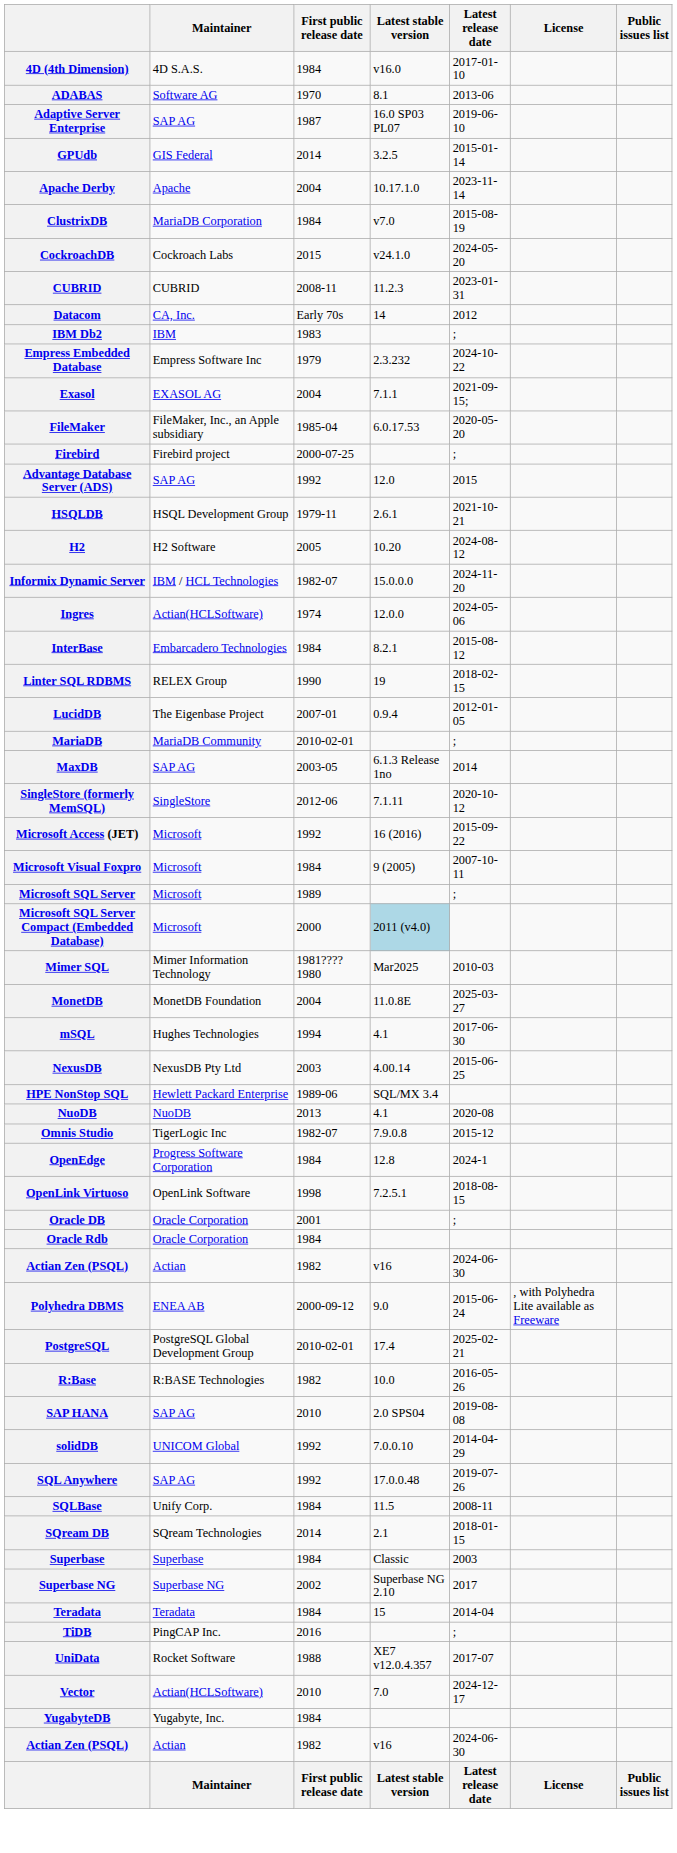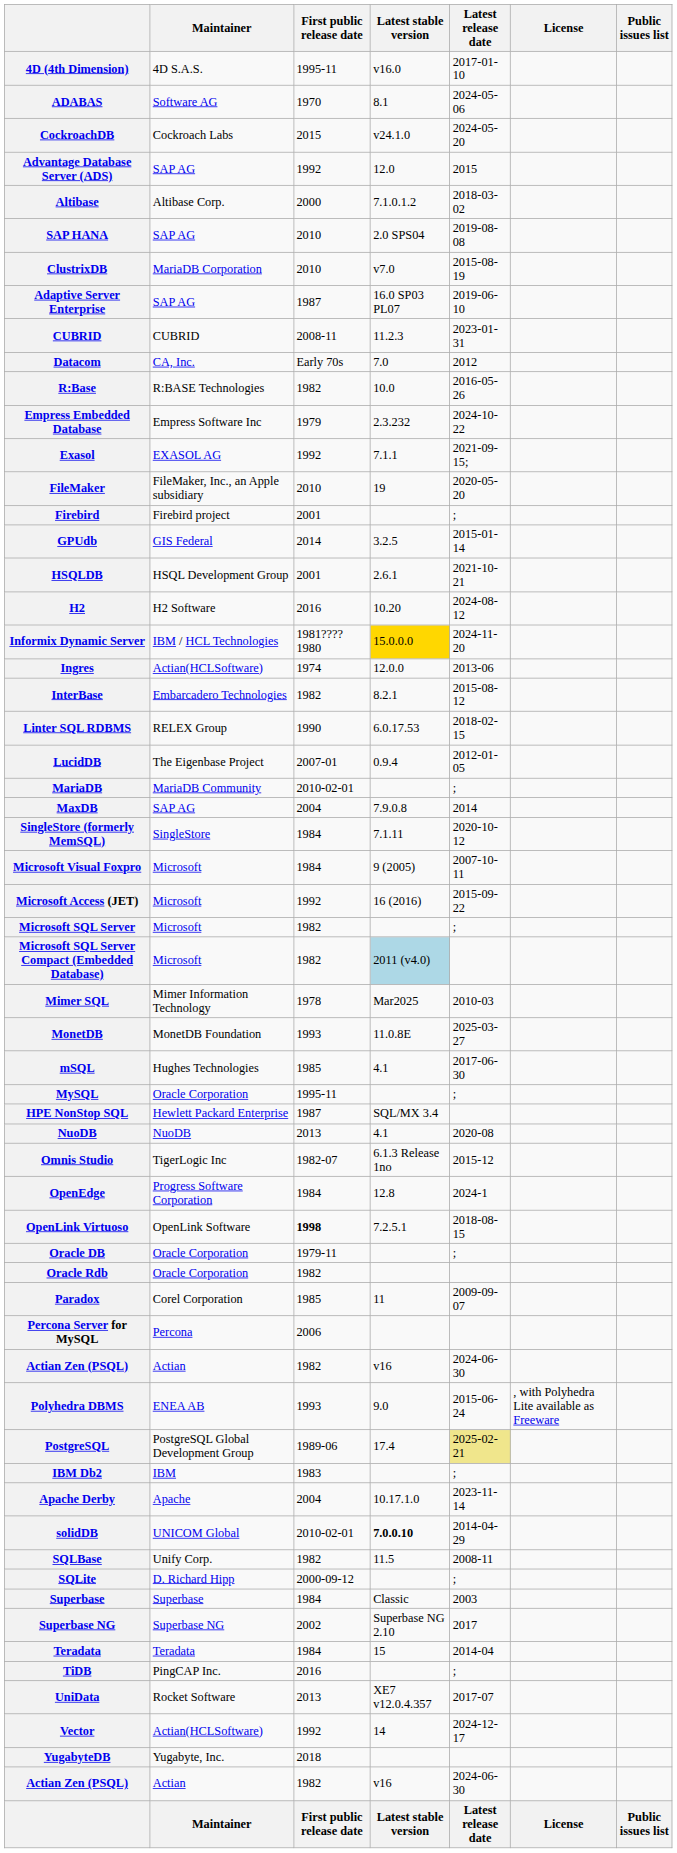(309, 68) 1984 -> (317, 68) 1995-11
(473, 94) 2013-06 -> (475, 101) 2024-05-06
rows swapped: (77, 121) <-> (77, 254)
rows swapped: (77, 480) <-> (77, 154)
+ row: (77, 202)
rows swapped: (77, 188) <-> (77, 1413)
(309, 221) 1984 -> (309, 268) 2010
(379, 314) 14 -> (381, 362) 7.0
rows swapped: (77, 334) <-> (77, 1379)
(309, 394) 2004 -> (309, 455) 1992
(317, 427) 1985-04 -> (309, 488) 2010
(396, 427) 6.0.17.53 -> (379, 488) 19
(325, 454) 2000-07-25 -> (309, 515) 2001
(317, 513) 1979-11 -> (309, 575) 2001
(309, 547) 2005 -> (309, 608) 2016
(317, 580) 1982-07 -> (320, 641) 1981????1980
(393, 580) no background -> (393, 641) gold background
(475, 614) 2024-05-06 -> (473, 668) 2013-06
(309, 647) 1984 -> (309, 694) 1982
(379, 680) 19 -> (396, 728) 6.0.17.53
(317, 767) 2003-05 -> (309, 807) 2004
(406, 767) 6.1.3 Release 1no -> (390, 807) 7.9.0.8
(317, 800) 2012-06 -> (309, 834) 1984
rows swapped: (77, 834) <-> (77, 867)
(309, 893) 1989 -> (309, 927) 1982
(309, 927) 2000 -> (309, 960) 1982
(320, 967) 1981????1980 -> (309, 1001) 1978
(309, 1001) 2004 -> (309, 1034) 1993
(309, 1034) 1994 -> (309, 1067) 1985
+ row: (77, 1094)
- row: (77, 1067)
(317, 1094) 1989-06 -> (309, 1113) 1987
(390, 1133) 7.9.0.8 -> (406, 1159) 6.1.3 Release 1no
(309, 1193) normal -> (309, 1226) bold
(309, 1219) 2001 -> (317, 1253) 1979-11
(309, 1239) 1984 -> (309, 1272) 1982
+ row: (77, 1299)
+ row: (77, 1332)
(325, 1306) 2000-09-12 -> (309, 1406) 1993
(325, 1346) 2010-02-01 -> (317, 1446) 1989-06
(475, 1346) no background -> (475, 1446) khaki background
(309, 1446) 1992 -> (325, 1532) 2010-02-01
(393, 1446) normal -> (393, 1532) bold
- row: (77, 1480)
(309, 1506) 1984 -> (309, 1559) 1982
+ row: (77, 1579)
- row: (77, 1532)
(309, 1658) 1988 -> (309, 1697) 2013
(309, 1691) 2010 -> (309, 1730) 1992
(381, 1691) 7.0 -> (379, 1730) 14
(309, 1718) 1984 -> (309, 1757) 2018
